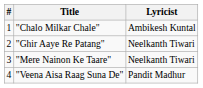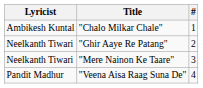columns swapped: (9, 12) <-> (162, 12)
